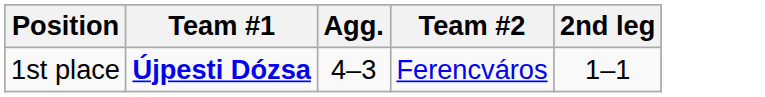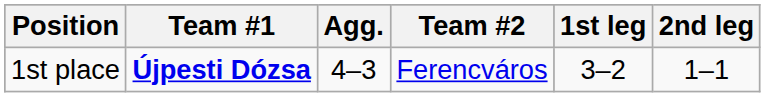+ column: (603, 26)
